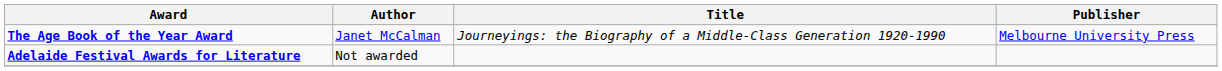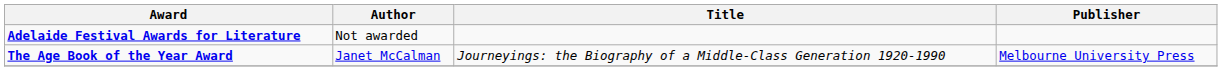rows swapped: (154, 55) <-> (120, 35)
